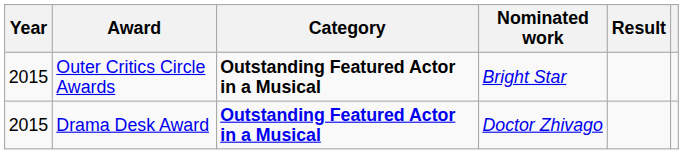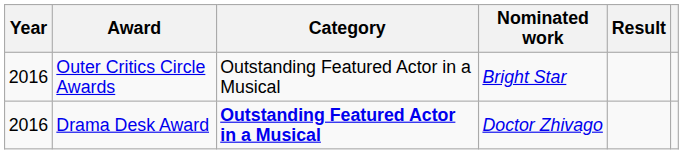(28, 76) 2015 -> (28, 76) 2016
(338, 76) bold -> (346, 76) normal
(28, 124) 2015 -> (28, 124) 2016
